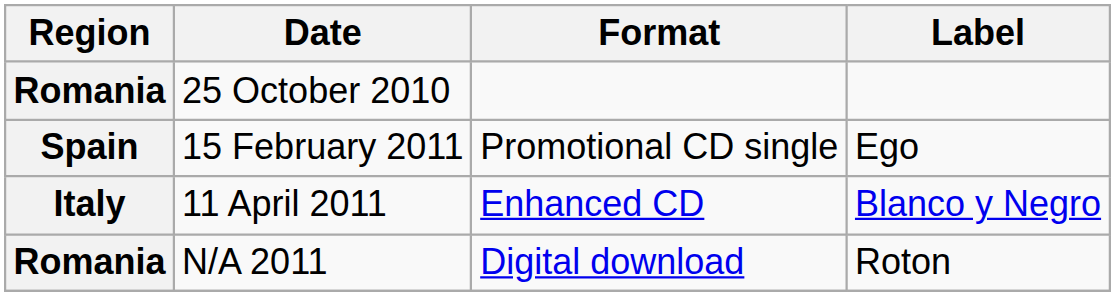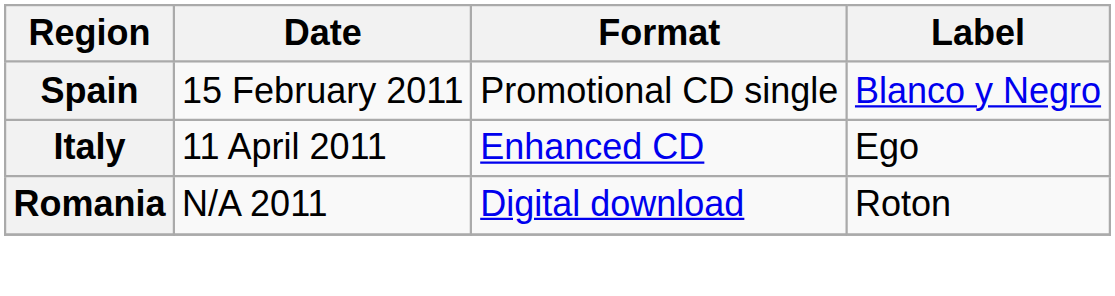- row: (316, 90)
(887, 147) Ego -> (978, 90) Blanco y Negro
(978, 204) Blanco y Negro -> (887, 147) Ego
